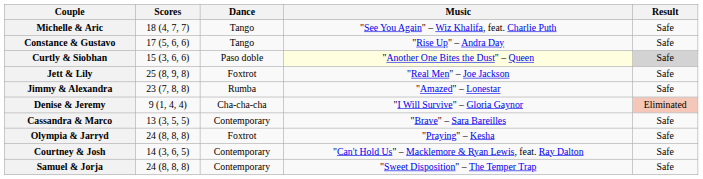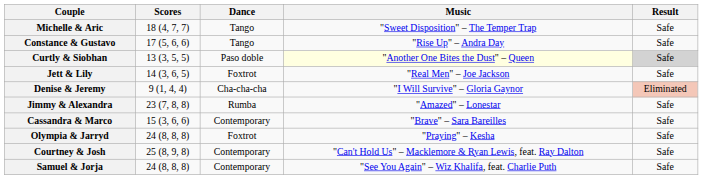(458, 27) "See You Again" – Wiz Khalifa, feat. Charlie Puth -> (458, 27) "Sweet Disposition" – The Temper Trap
(168, 58) 15 (3, 6, 6) -> (168, 58) 13 (3, 5, 5)
(168, 74) 25 (8, 9, 8) -> (168, 74) 14 (3, 6, 5)
rows swapped: (70, 105) <-> (70, 89)
(168, 120) 13 (3, 5, 5) -> (168, 120) 15 (3, 6, 6)
(168, 151) 14 (3, 6, 5) -> (168, 151) 25 (8, 9, 8)
(458, 167) "Sweet Disposition" – The Temper Trap -> (458, 167) "See You Again" – Wiz Khalifa, feat. Charlie Puth
